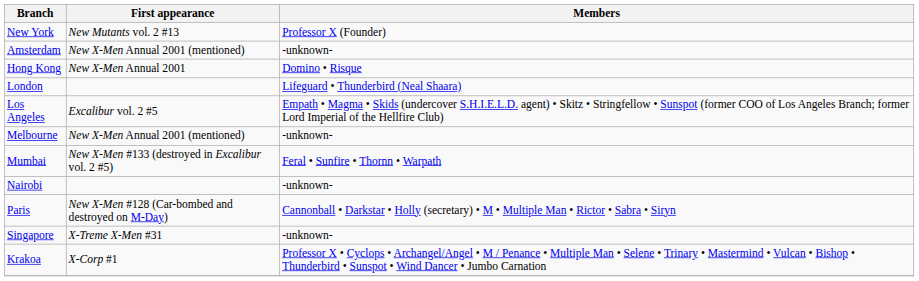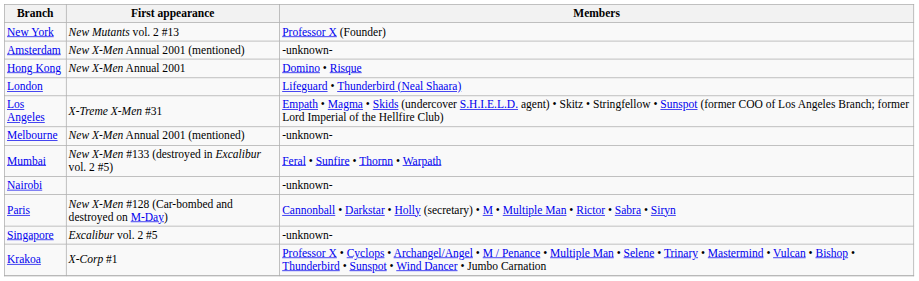(113, 111) Excalibur vol. 2 #5 -> (115, 111) X-Treme X-Men #31
(115, 235) X-Treme X-Men #31 -> (113, 235) Excalibur vol. 2 #5
